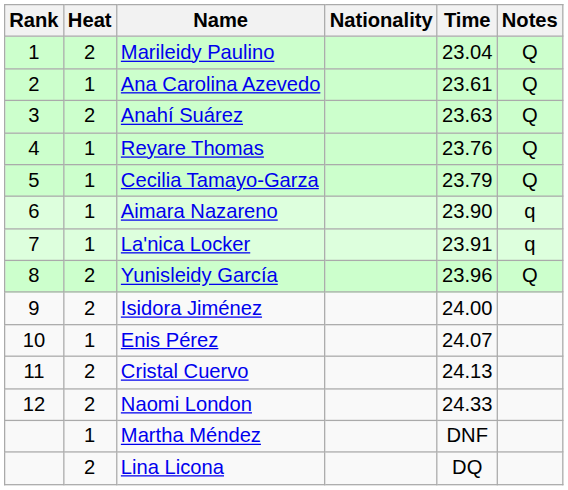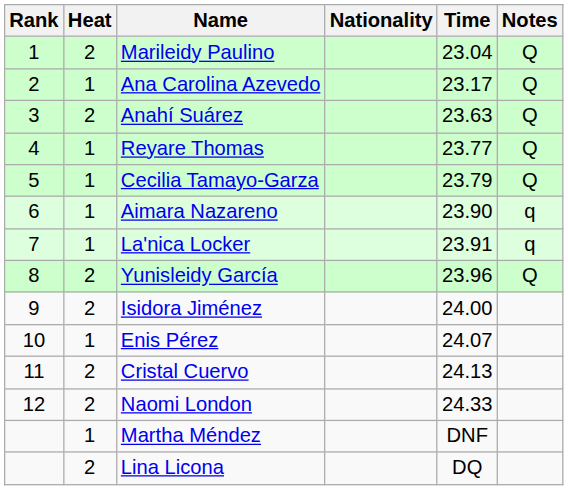(467, 84) 23.61 -> (467, 84) 23.17
(467, 148) 23.76 -> (467, 148) 23.77
